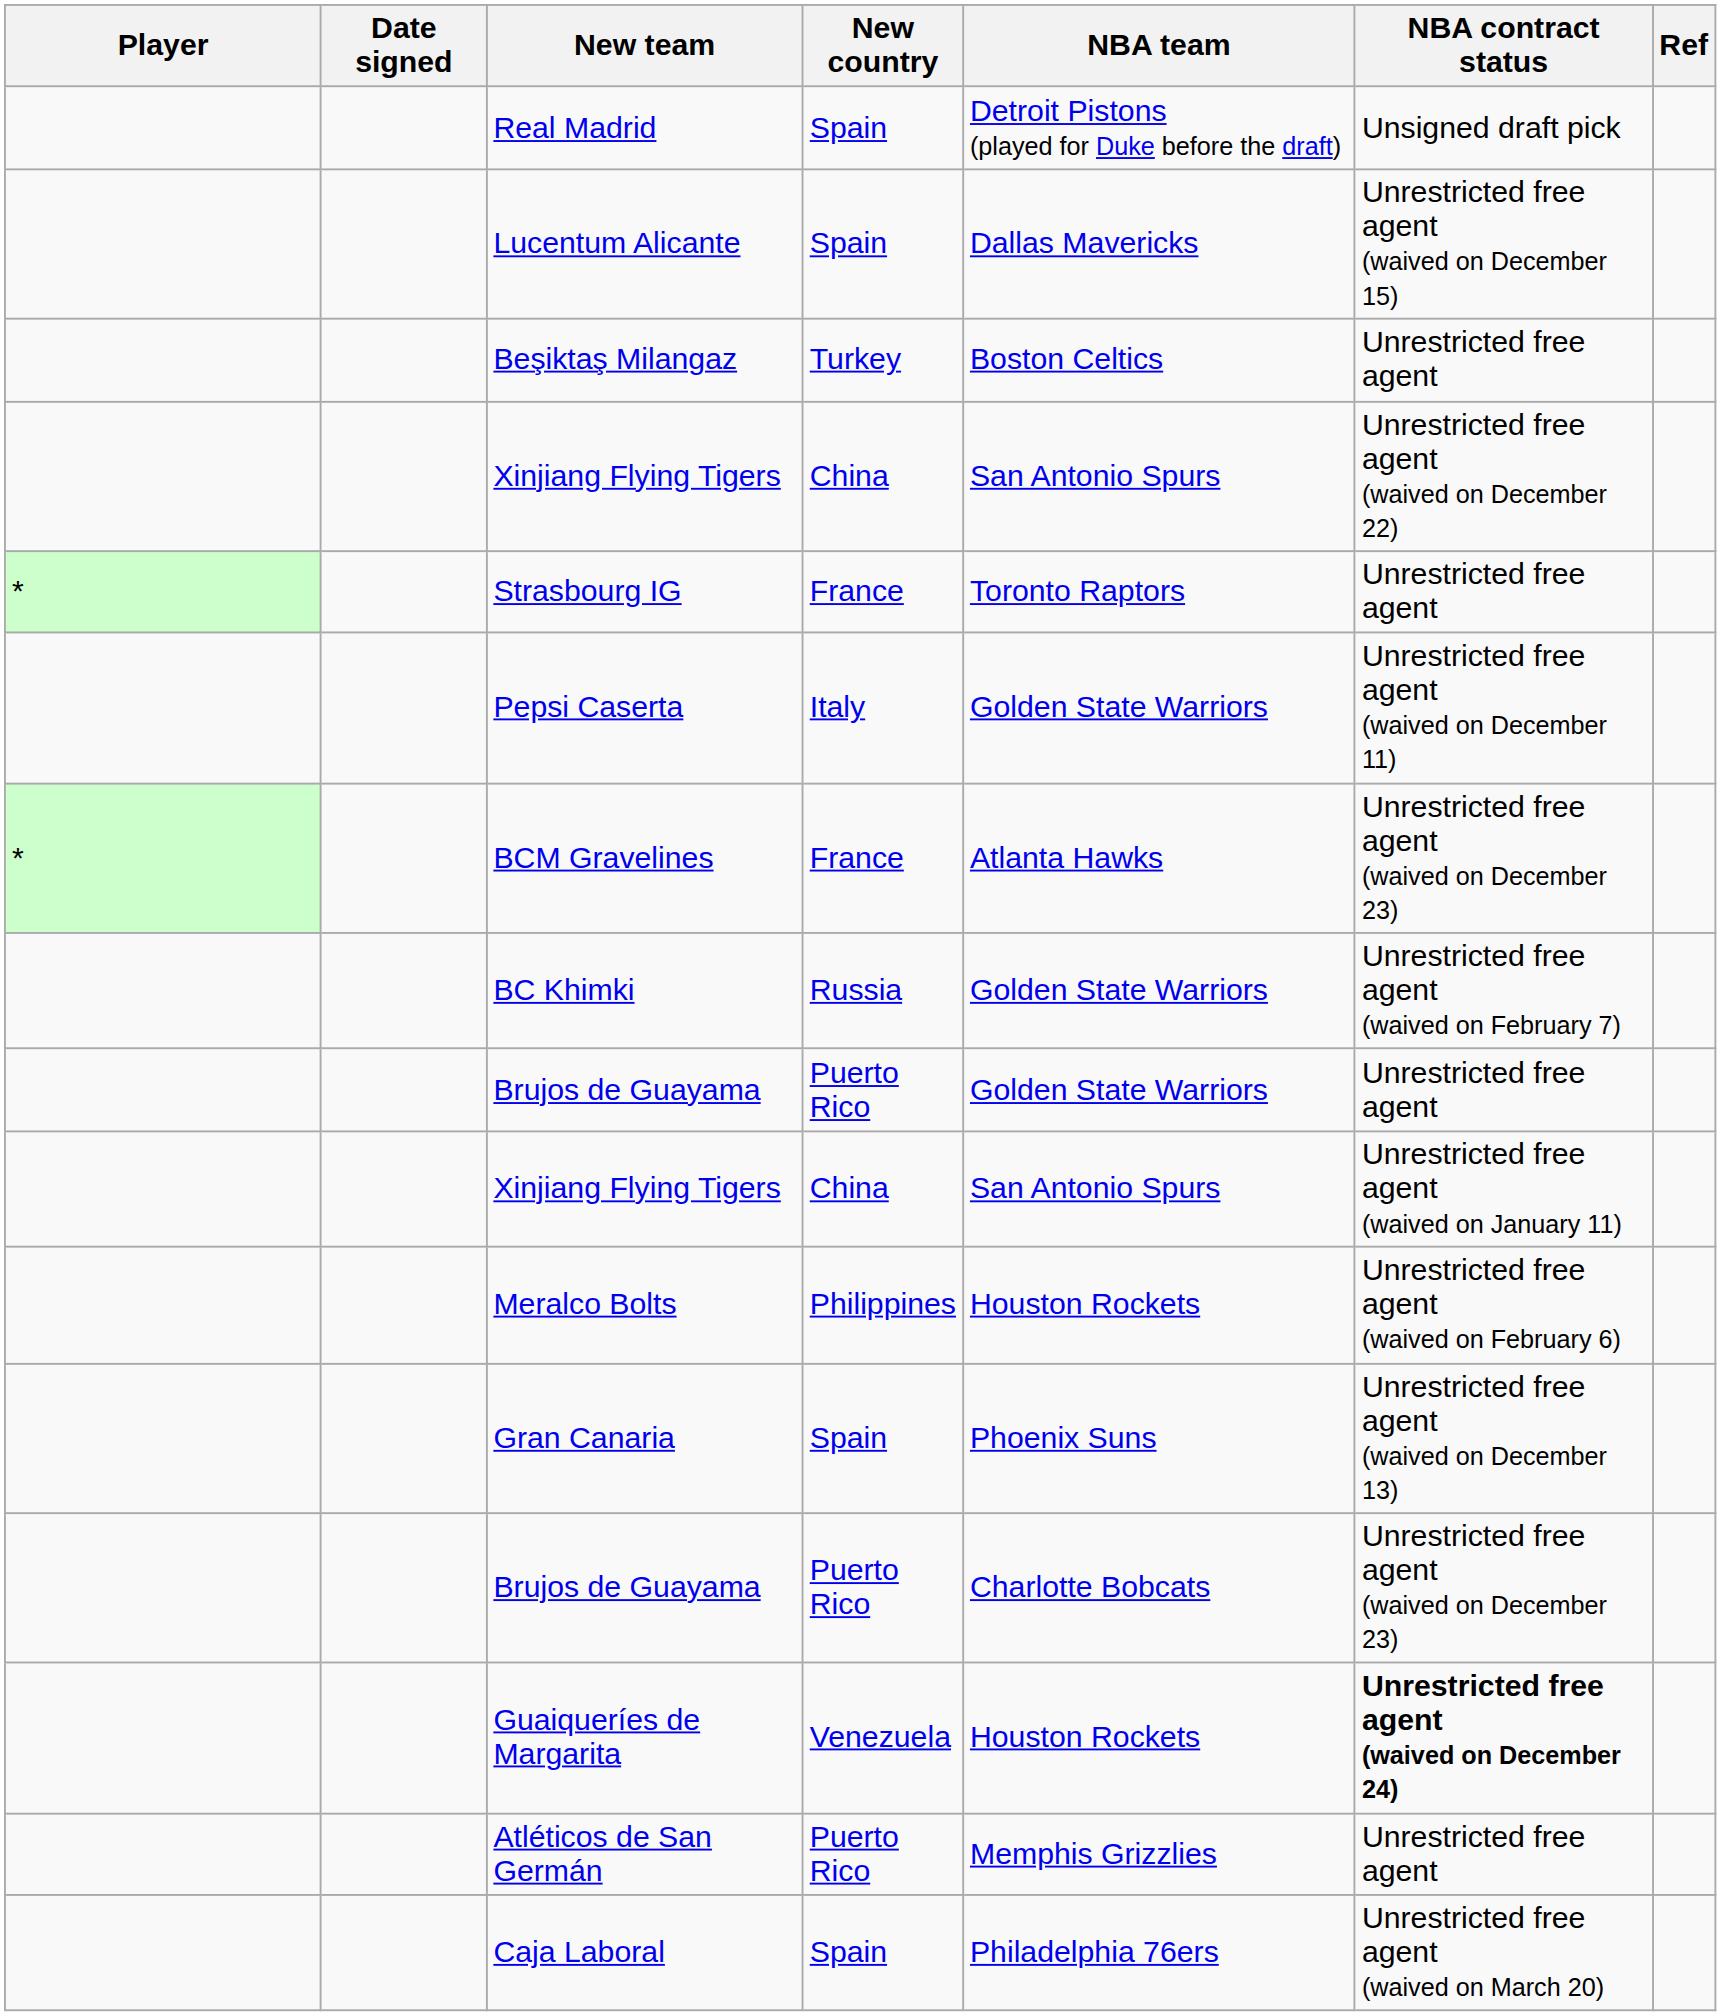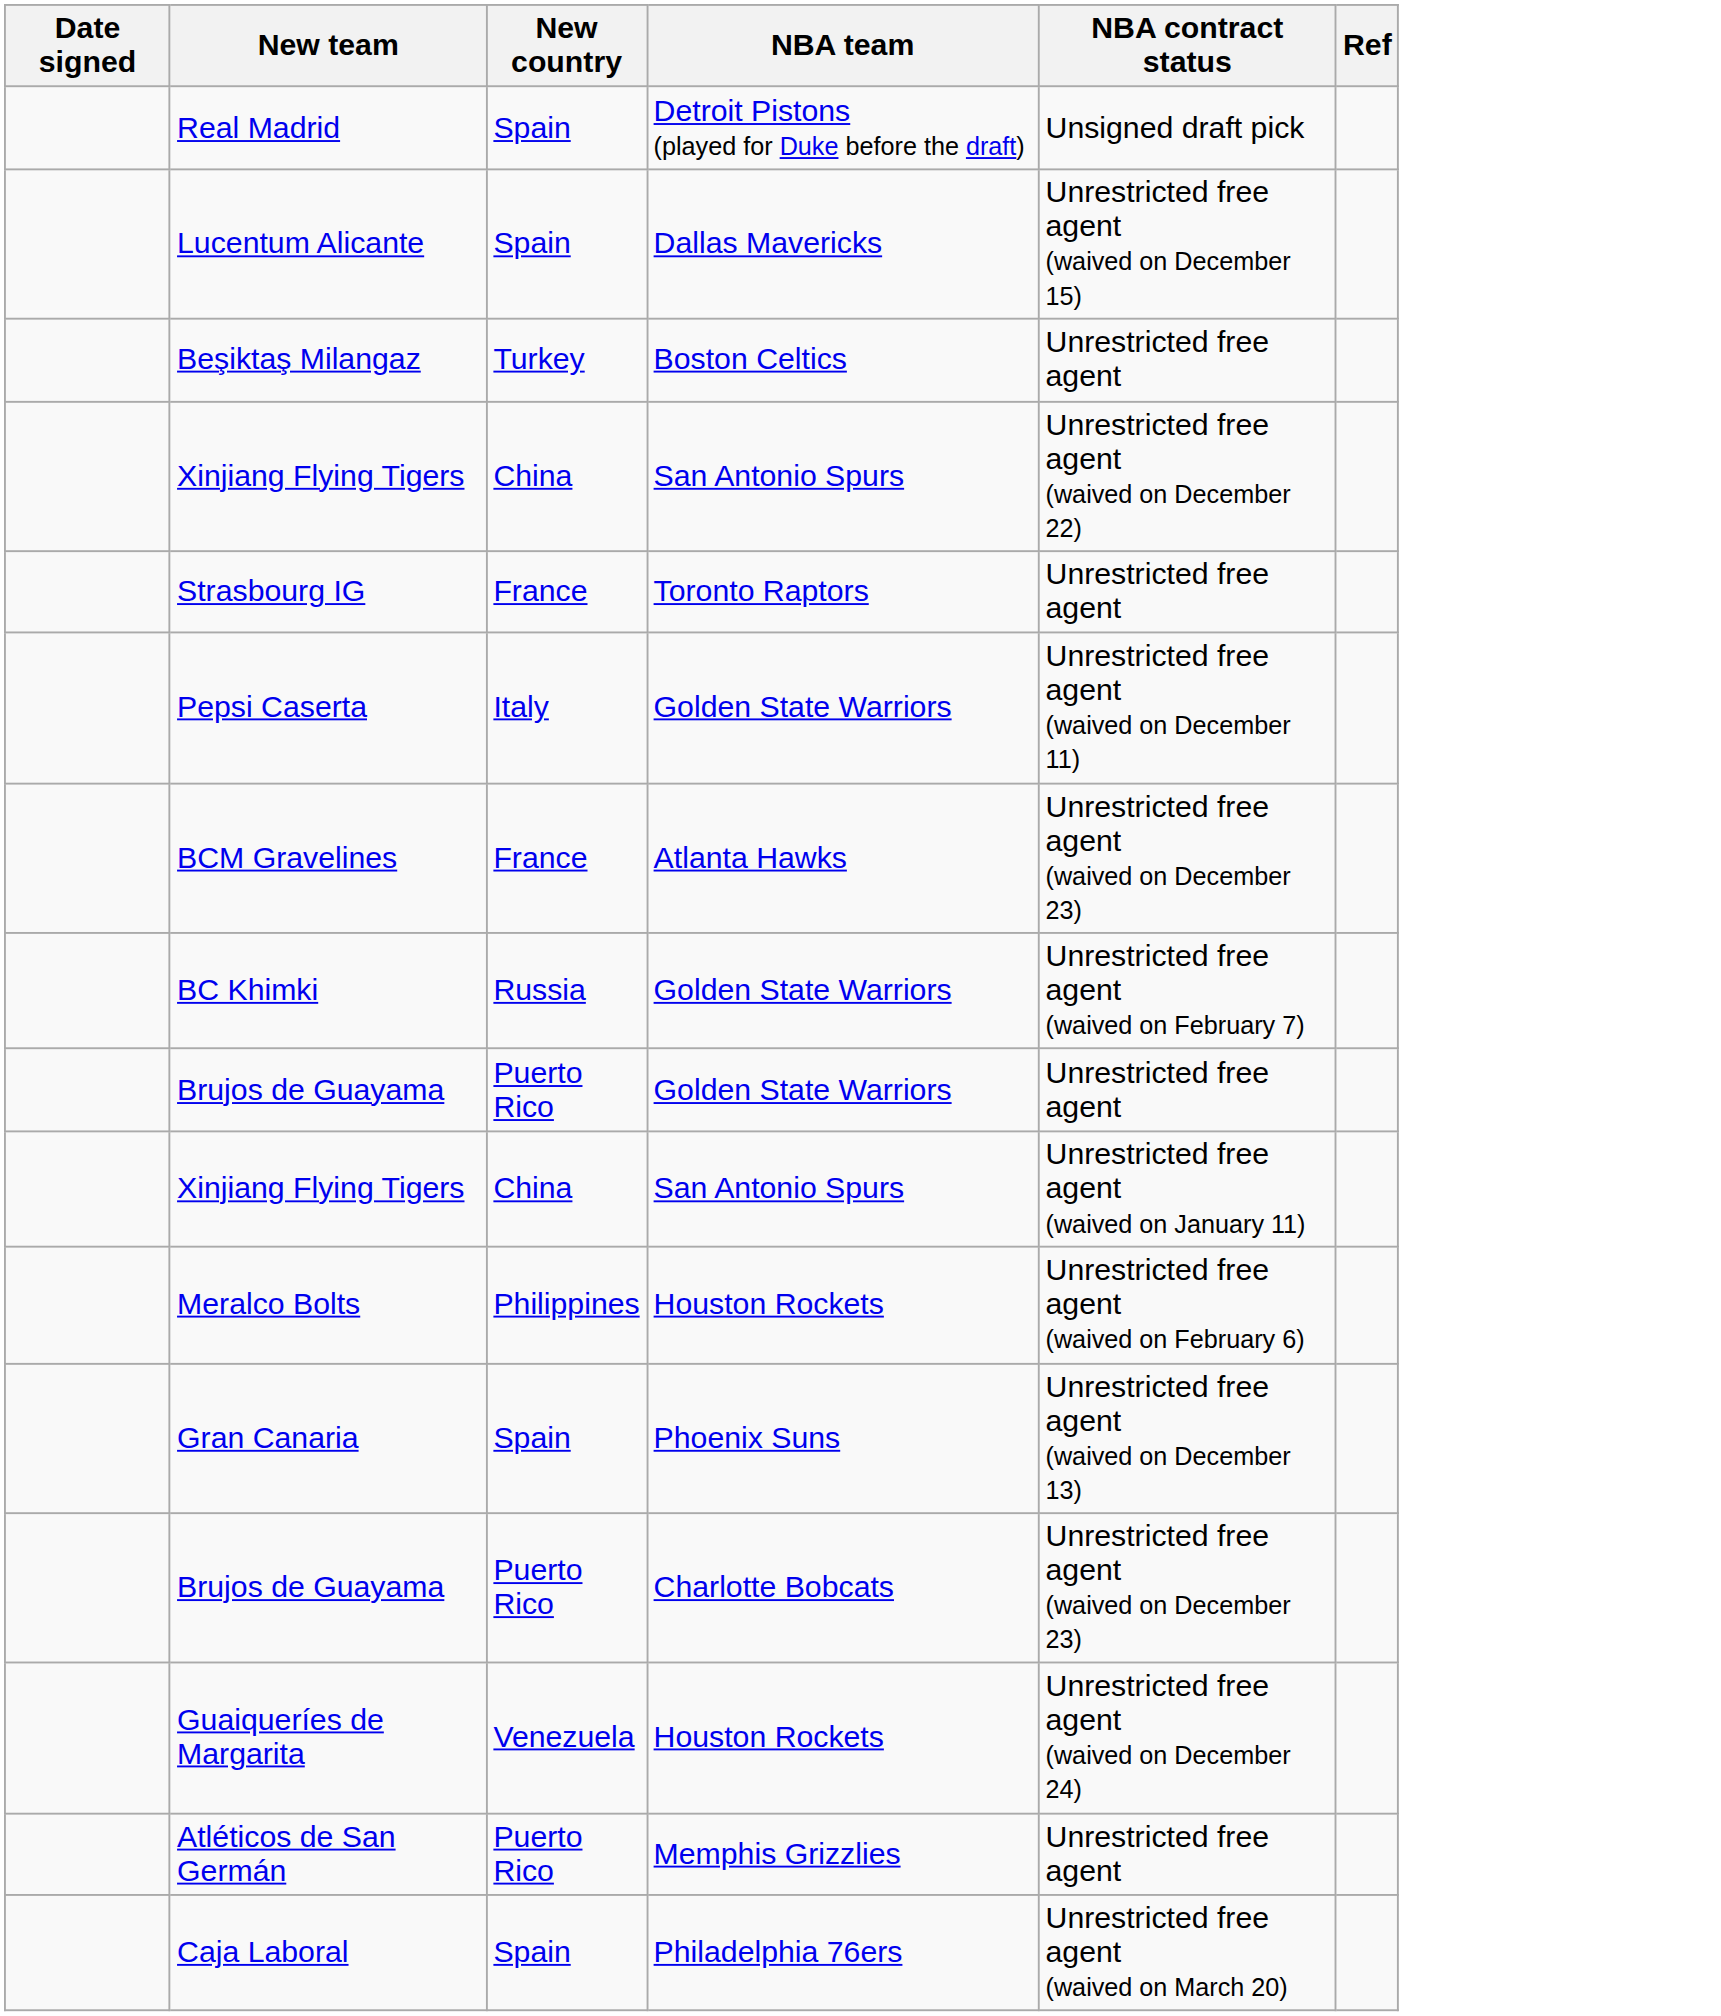- column: (163, 45)
(1491, 1737) bold -> (1168, 1737) normal
